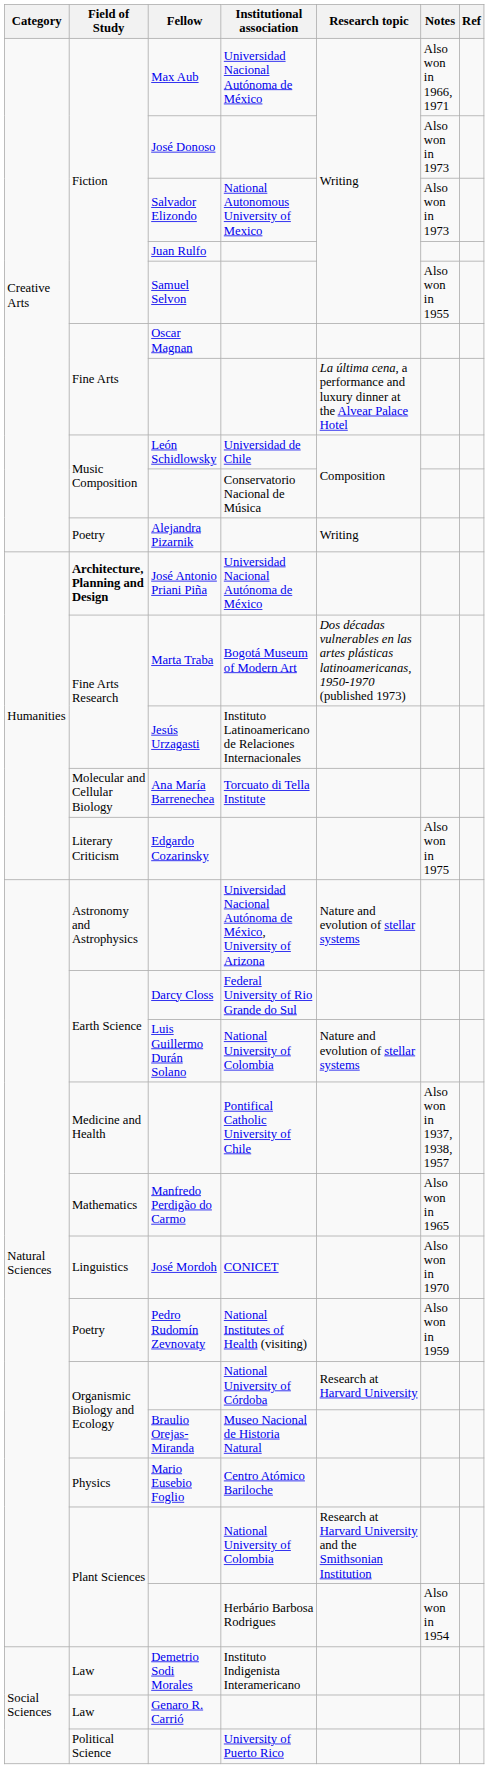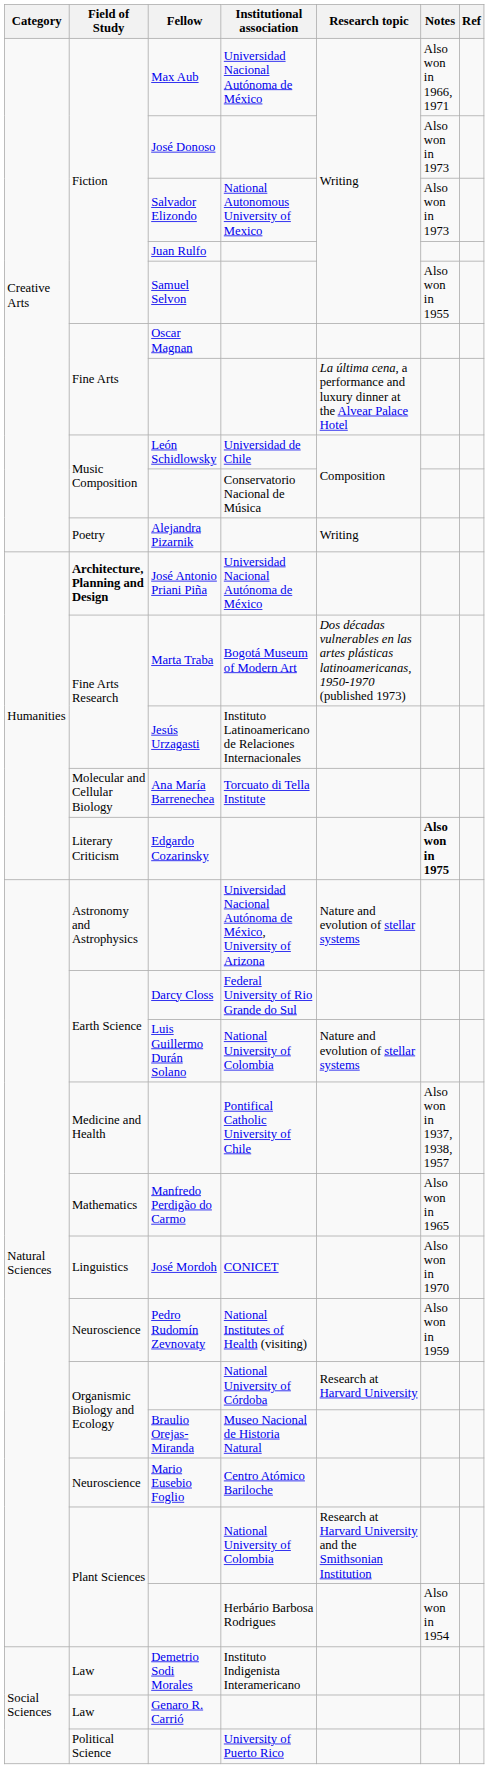(437, 848) normal -> (437, 848) bold
(88, 1330) Poetry -> (106, 1330) Neuroscience
(91, 1482) Physics -> (106, 1482) Neuroscience
